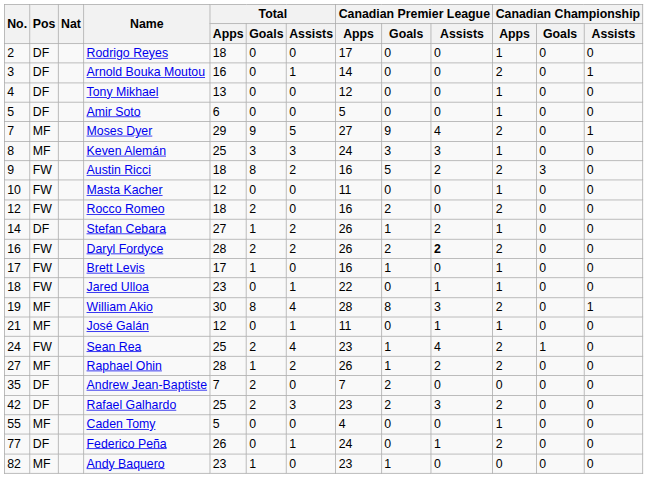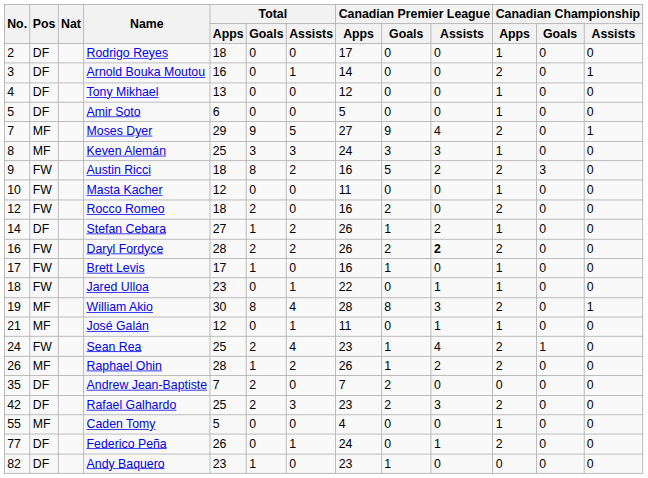(14, 365) 27 -> (14, 365) 26
(42, 463) MF -> (41, 463) DF
